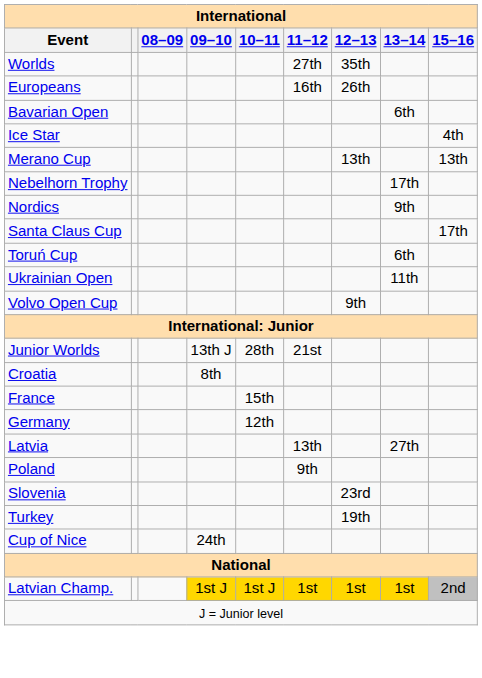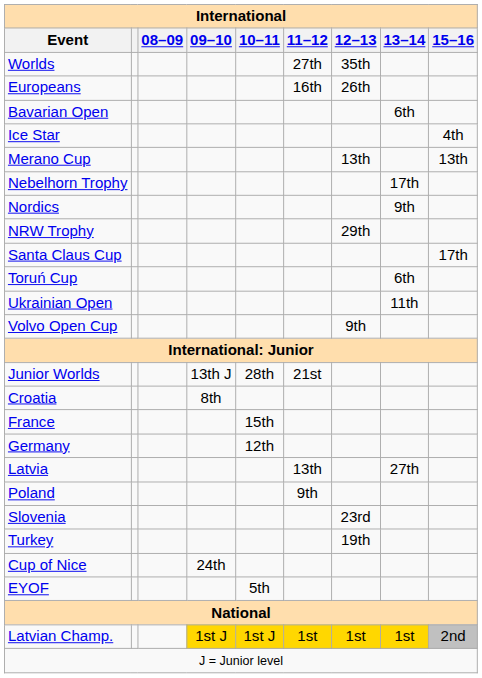+ row: (51, 231)
+ row: (28, 588)
